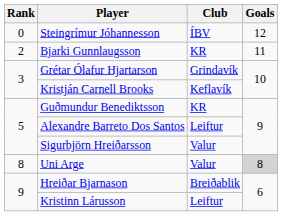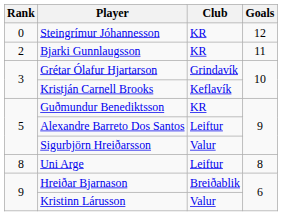(200, 32) ÍBV -> (198, 32) KR
(203, 164) Valur -> (206, 164) Leiftur
(260, 164) lightgrey background -> (260, 164) no background
(206, 201) Leiftur -> (203, 201) Valur
